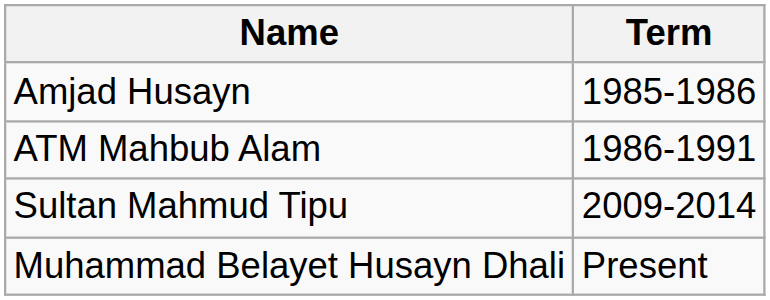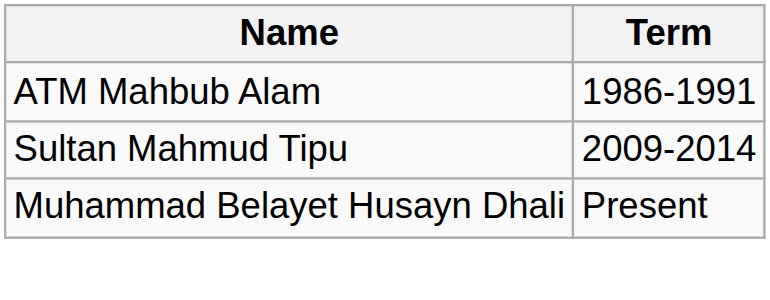- row: (132, 91)
